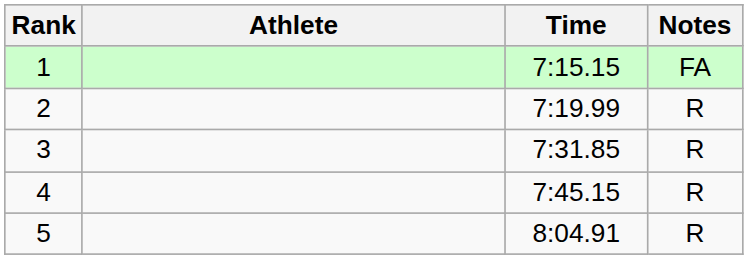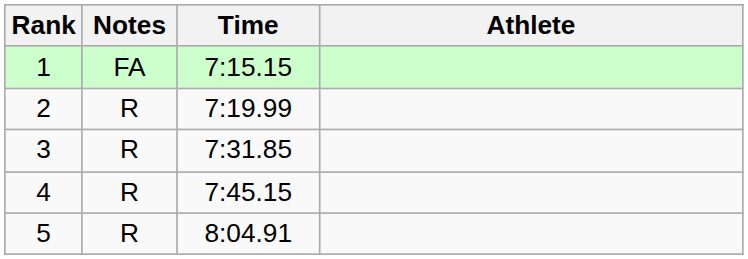columns swapped: (294, 25) <-> (695, 25)
